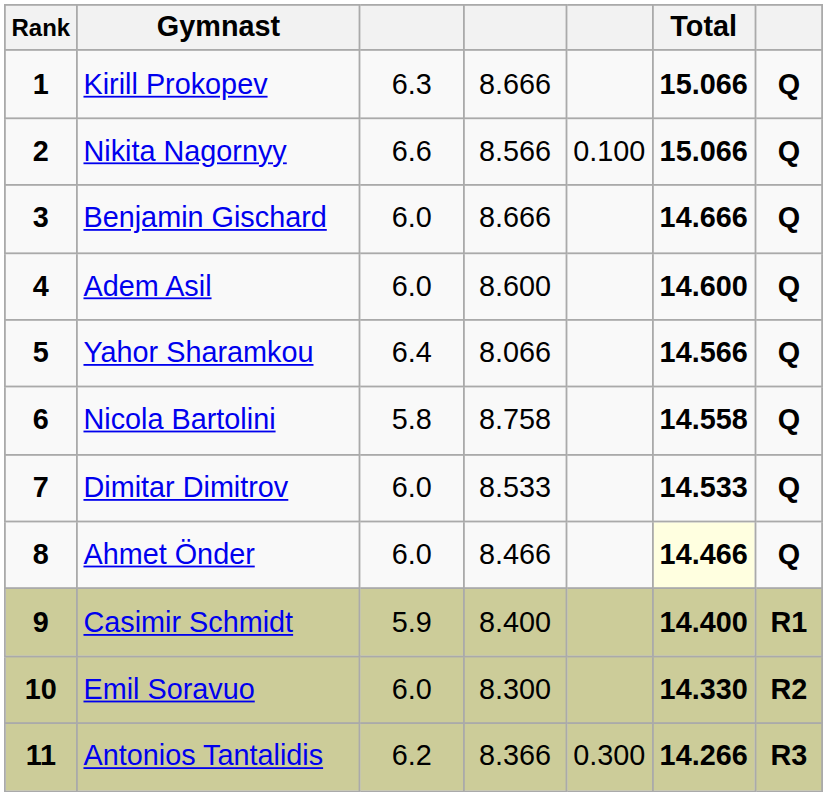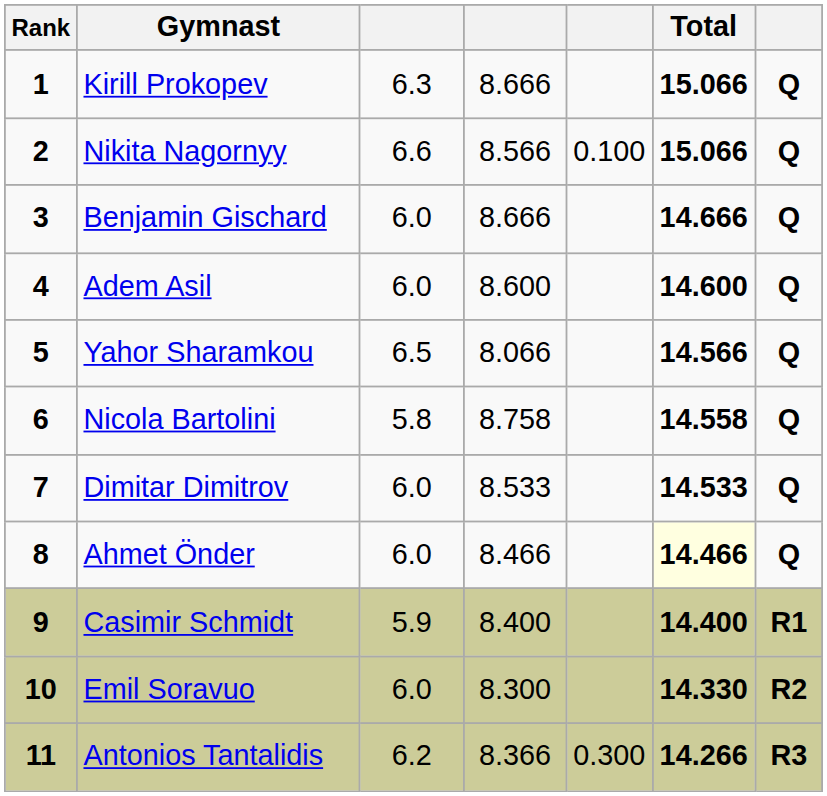(412, 352) 6.4 -> (412, 352) 6.5
